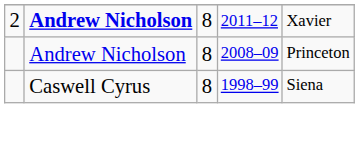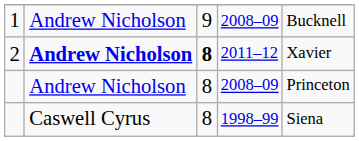+ row: (15, 20)
(207, 20) normal -> (207, 53) bold
